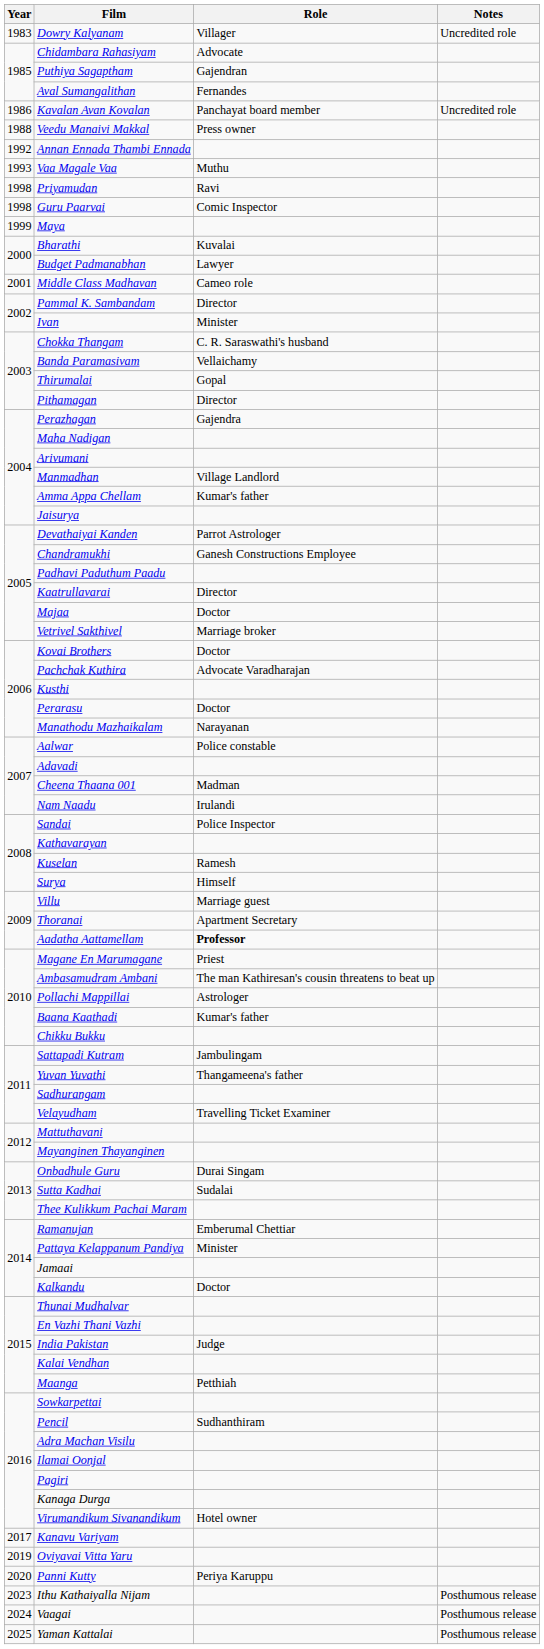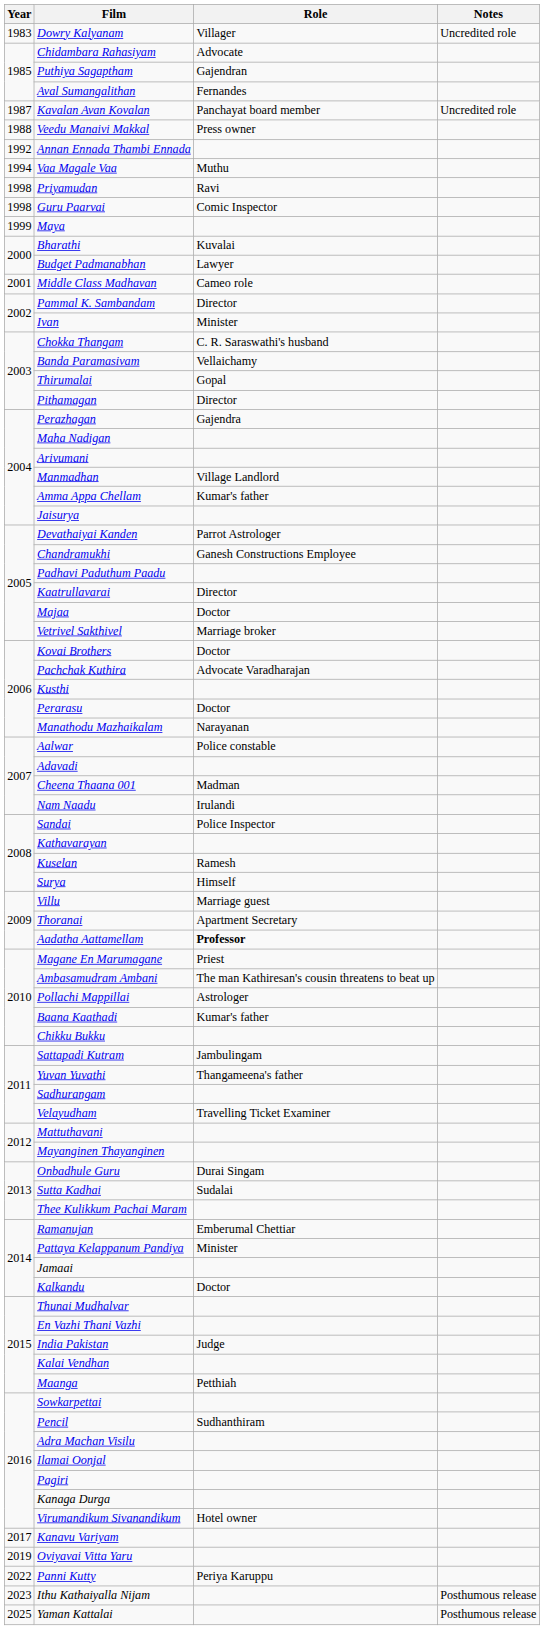(19, 110) 1986 -> (19, 110) 1987
(19, 168) 1993 -> (19, 168) 1994
(19, 1576) 2020 -> (19, 1576) 2022
- row: (54, 1614)
